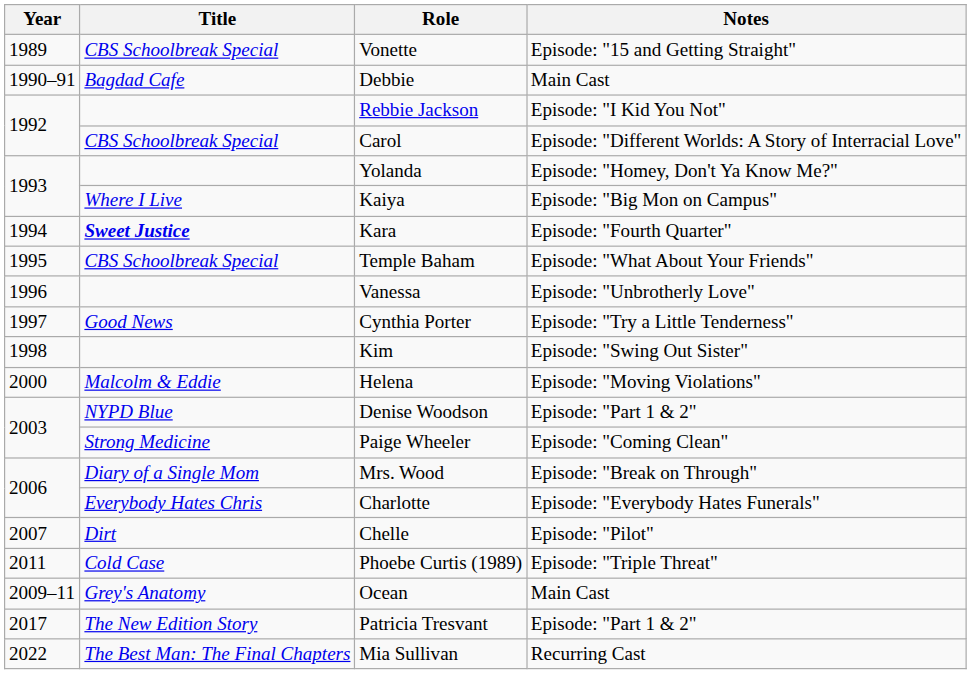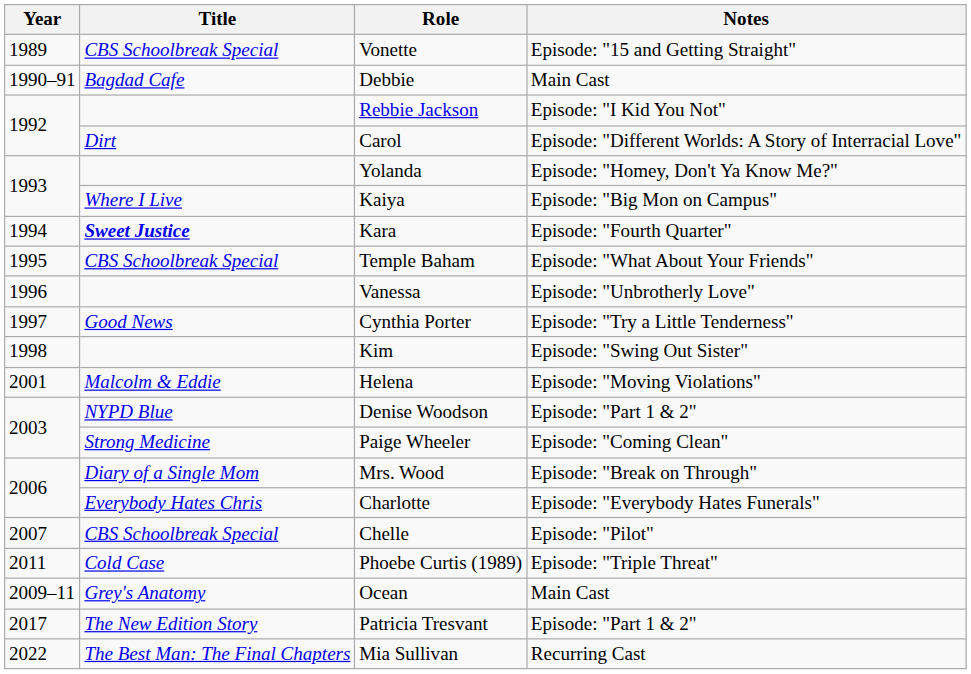(181, 140) CBS Schoolbreak Special -> (100, 140) Dirt
(28, 381) 2000 -> (28, 381) 2001
(100, 532) Dirt -> (181, 532) CBS Schoolbreak Special
